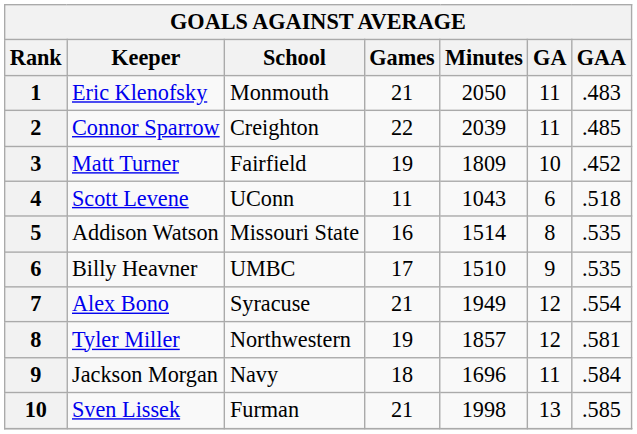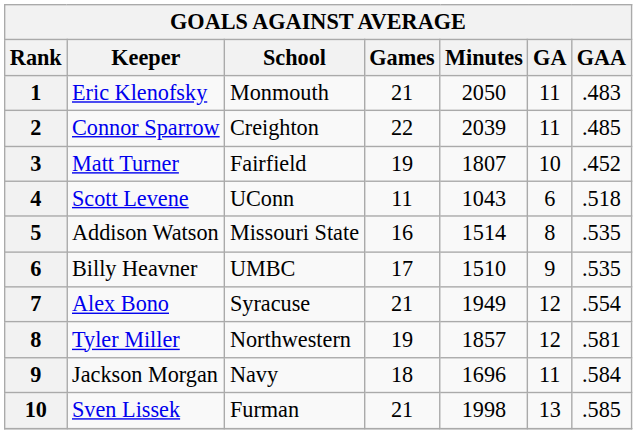(484, 163) 1809 -> (484, 163) 1807
